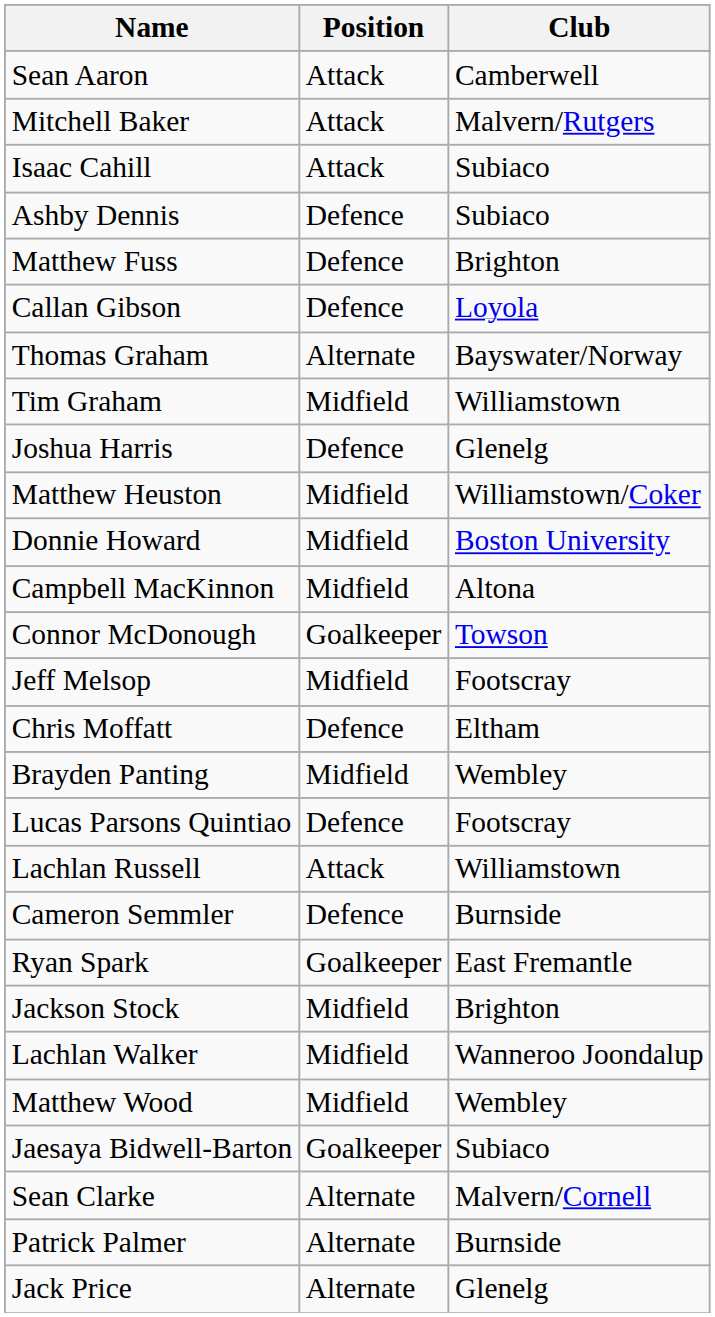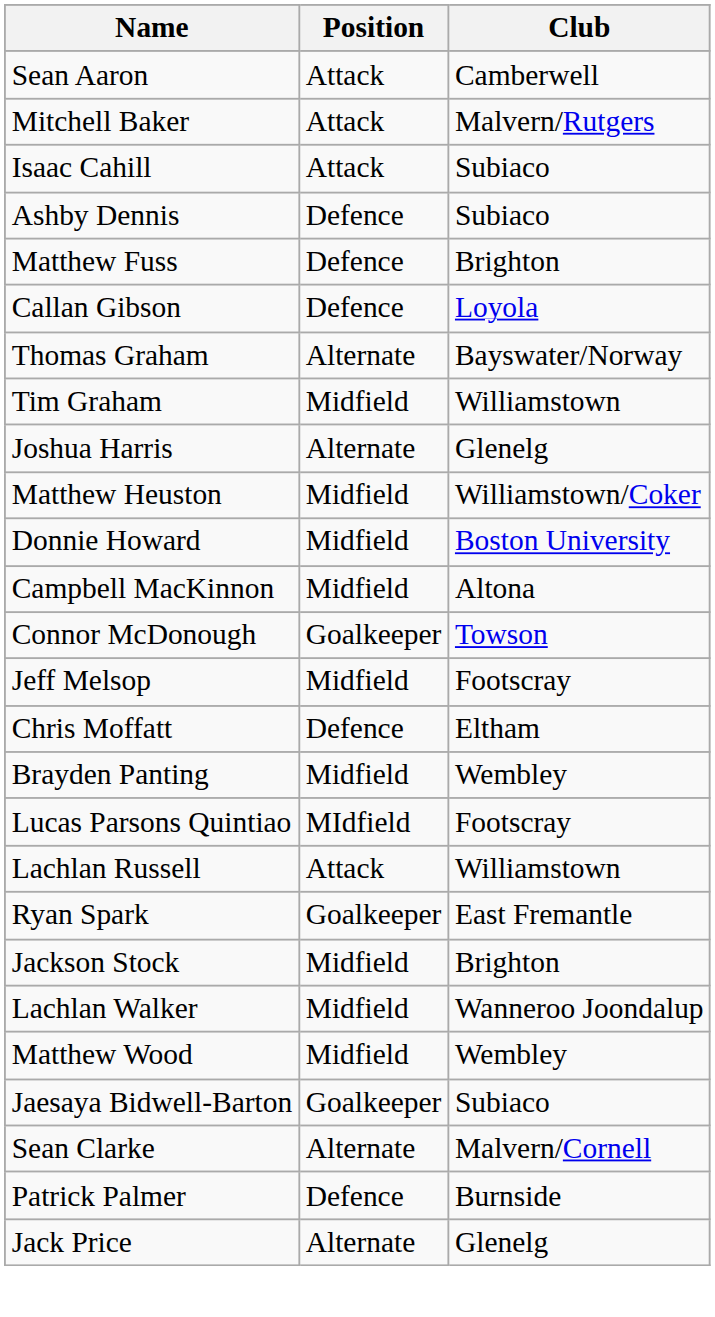(355, 448) Defence -> (360, 448) Alternate
(355, 821) Defence -> (358, 821) MIdfield
- row: (122, 914)
(360, 1241) Alternate -> (355, 1195) Defence
